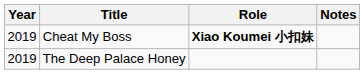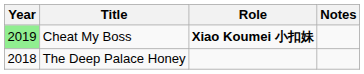(22, 36) no background -> (22, 36) lightgreen background
(22, 58) 2019 -> (22, 58) 2018
